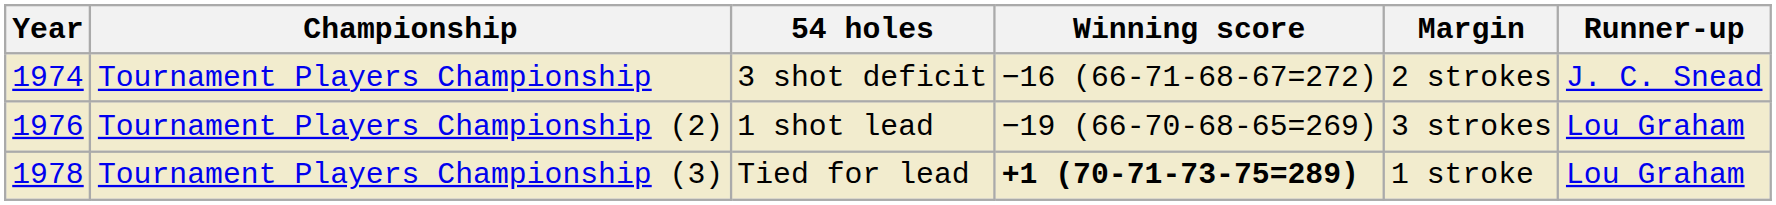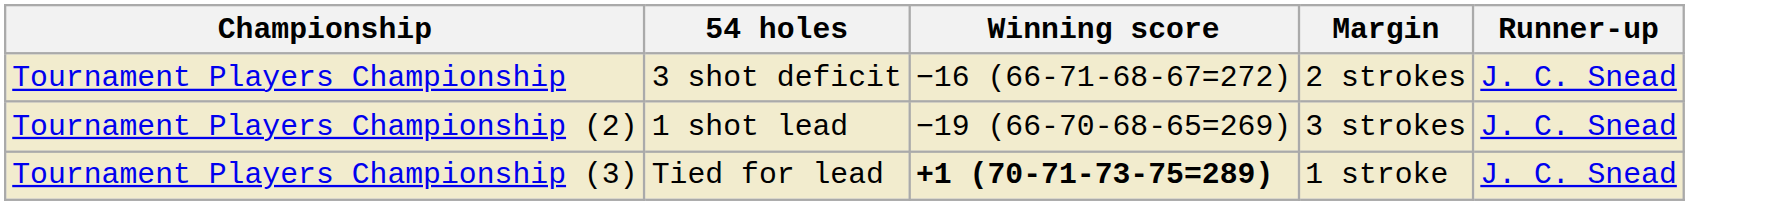- column: (48, 29)
(1655, 126) Lou Graham -> (1579, 126) J. C. Snead
(1655, 175) Lou Graham -> (1579, 175) J. C. Snead
